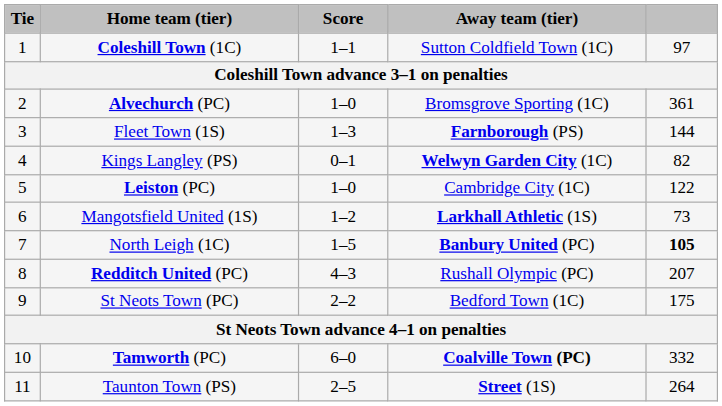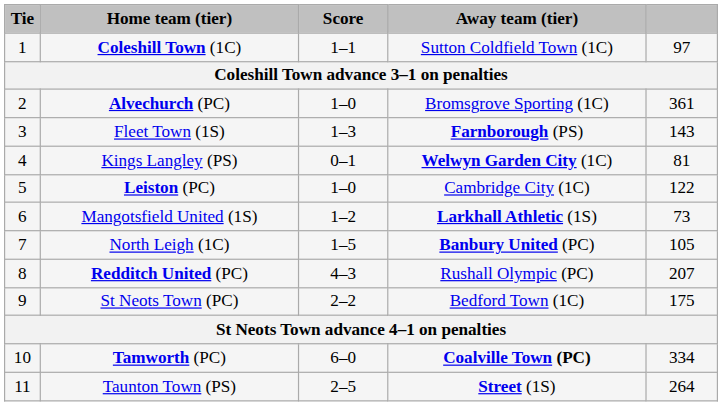(682, 132) 144 -> (682, 132) 143
(682, 160) 82 -> (682, 160) 81
(682, 245) bold -> (682, 245) normal
(682, 358) 332 -> (682, 358) 334
